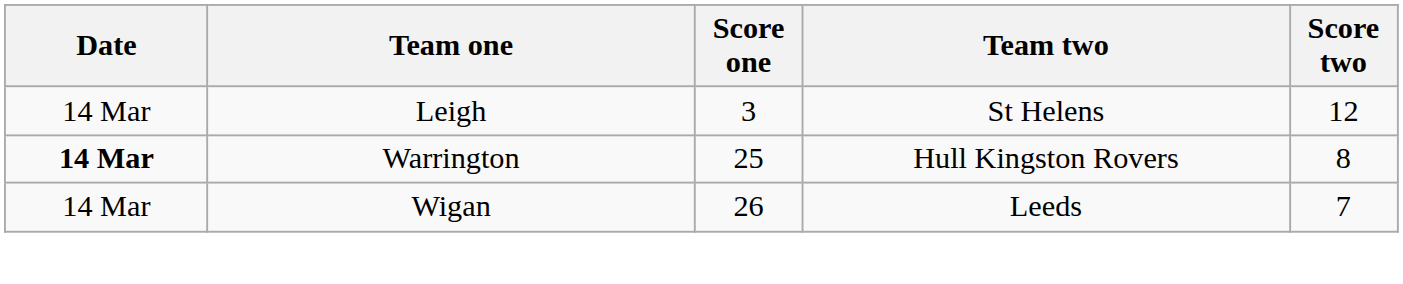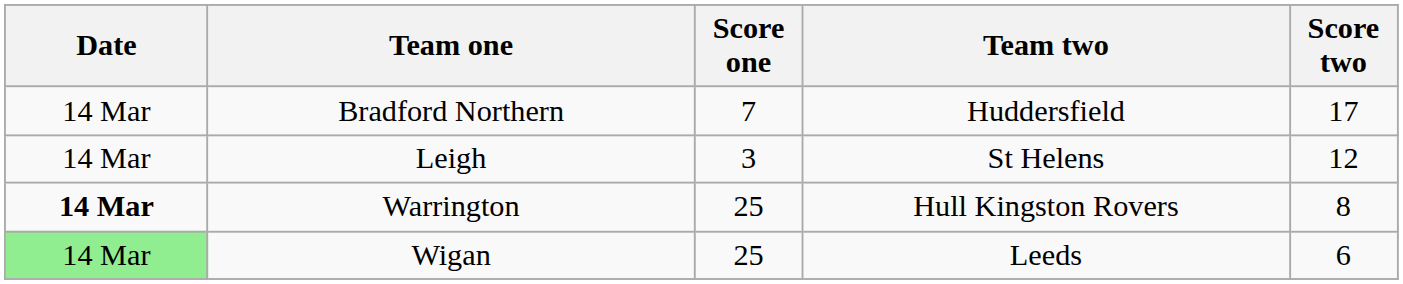+ row: (451, 110)
(106, 206) no background -> (106, 254) lightgreen background
(749, 206) 26 -> (749, 254) 25
(1343, 206) 7 -> (1343, 254) 6
